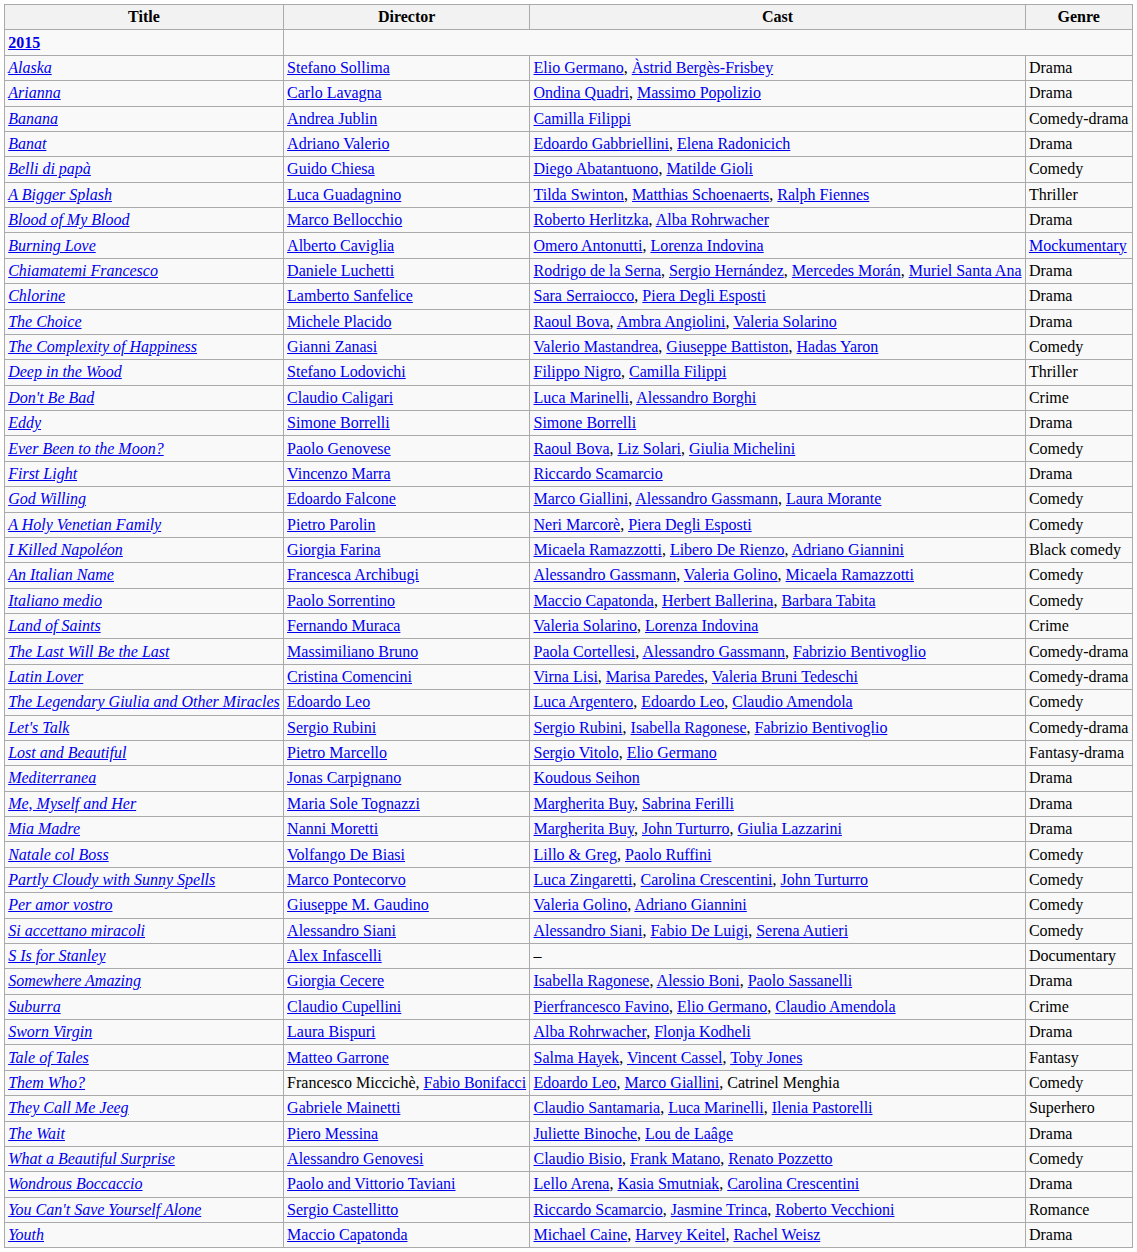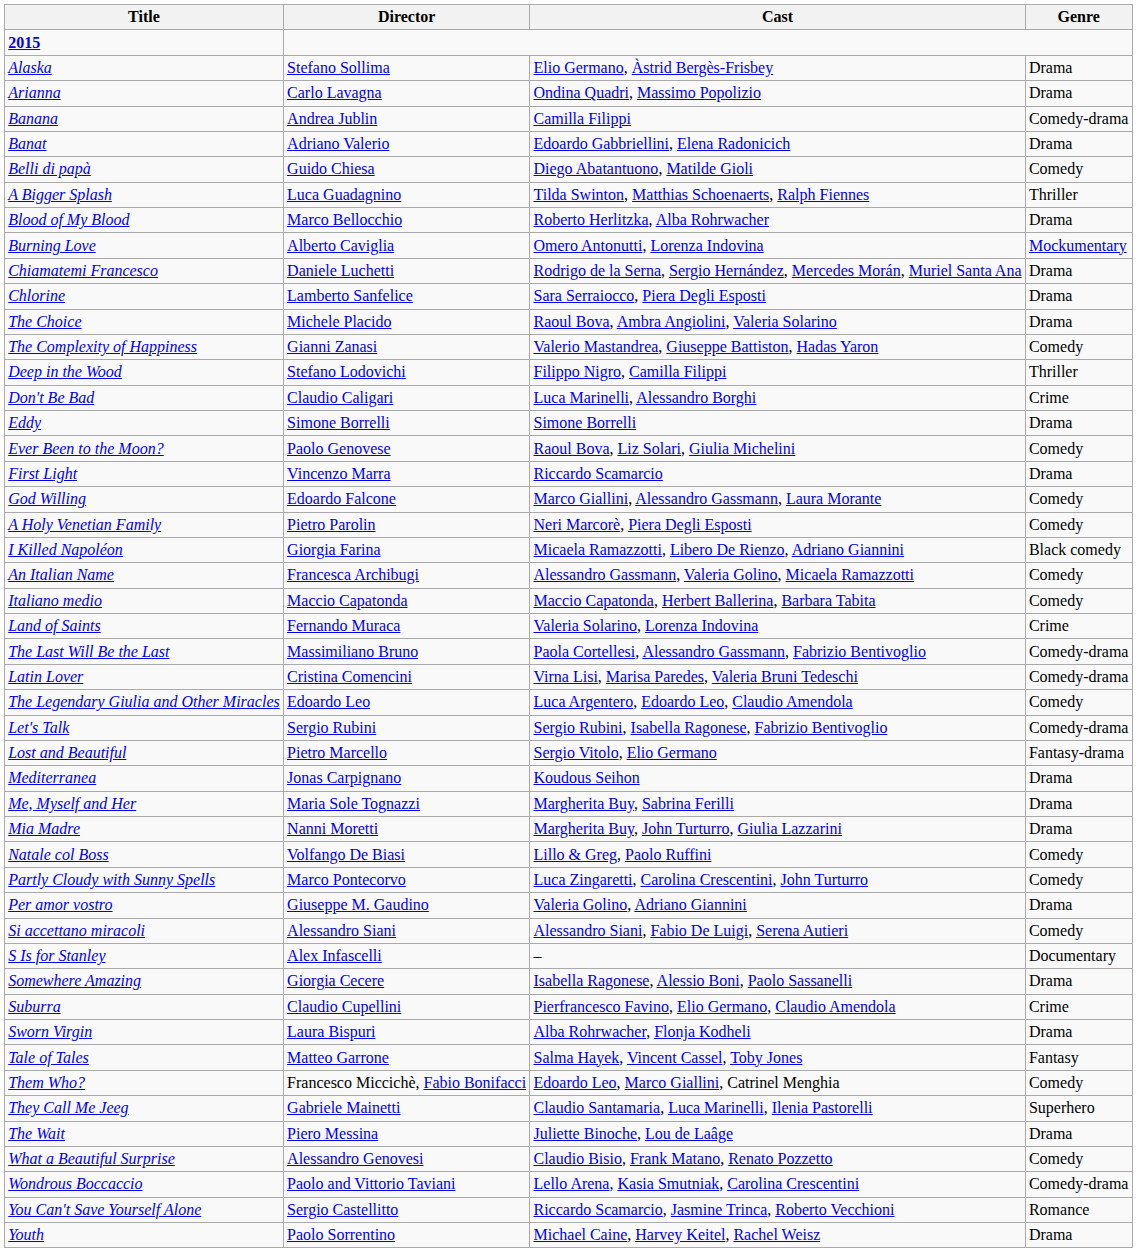(341, 600) Paolo Sorrentino -> (347, 600) Maccio Capatonda
(1056, 905) Comedy -> (1051, 905) Drama
(1051, 1184) Drama -> (1079, 1184) Comedy-drama
(347, 1235) Maccio Capatonda -> (341, 1235) Paolo Sorrentino
